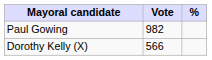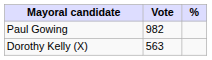(155, 47) 566 -> (155, 47) 563
